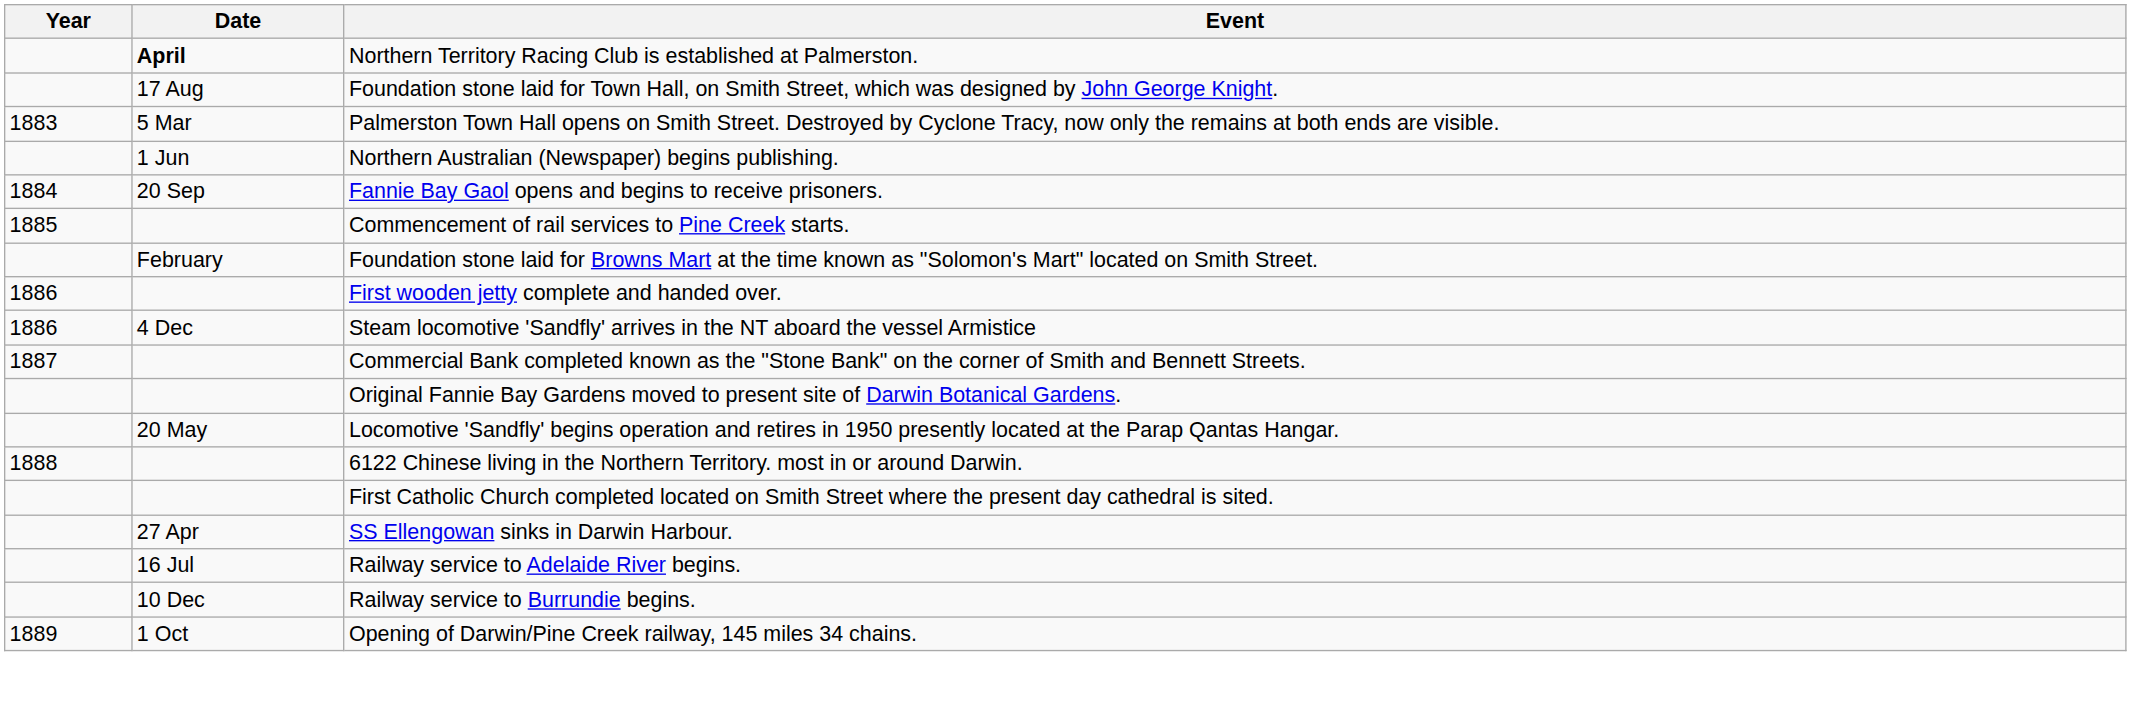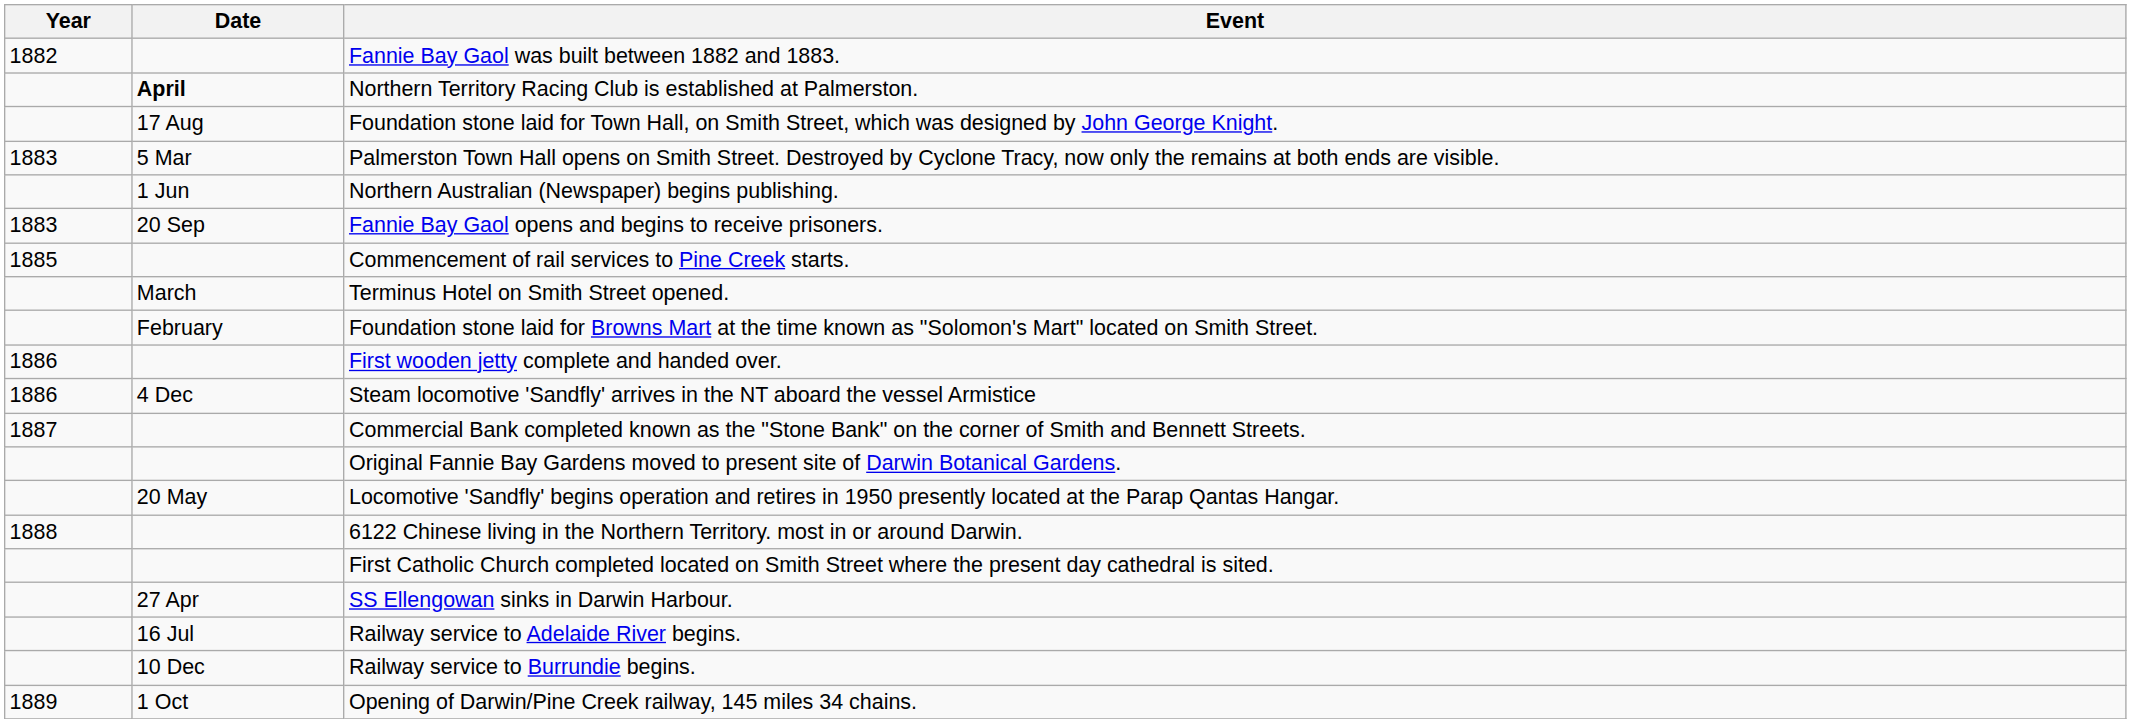+ row: (595, 55)
(33, 191) 1884 -> (33, 225) 1883
+ row: (539, 293)
